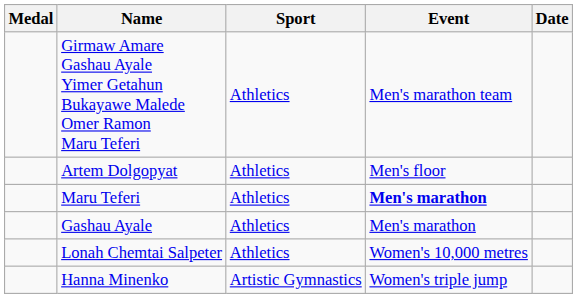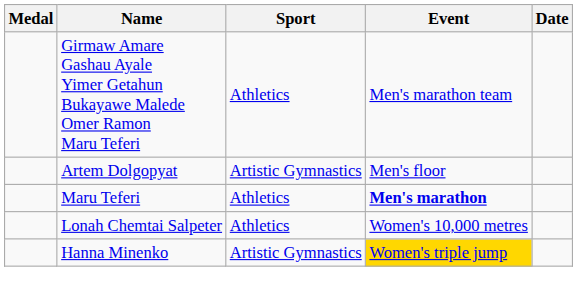(260, 171) Athletics -> (296, 171) Artistic Gymnastics
- row: (107, 225)
(438, 280) no background -> (438, 253) gold background
